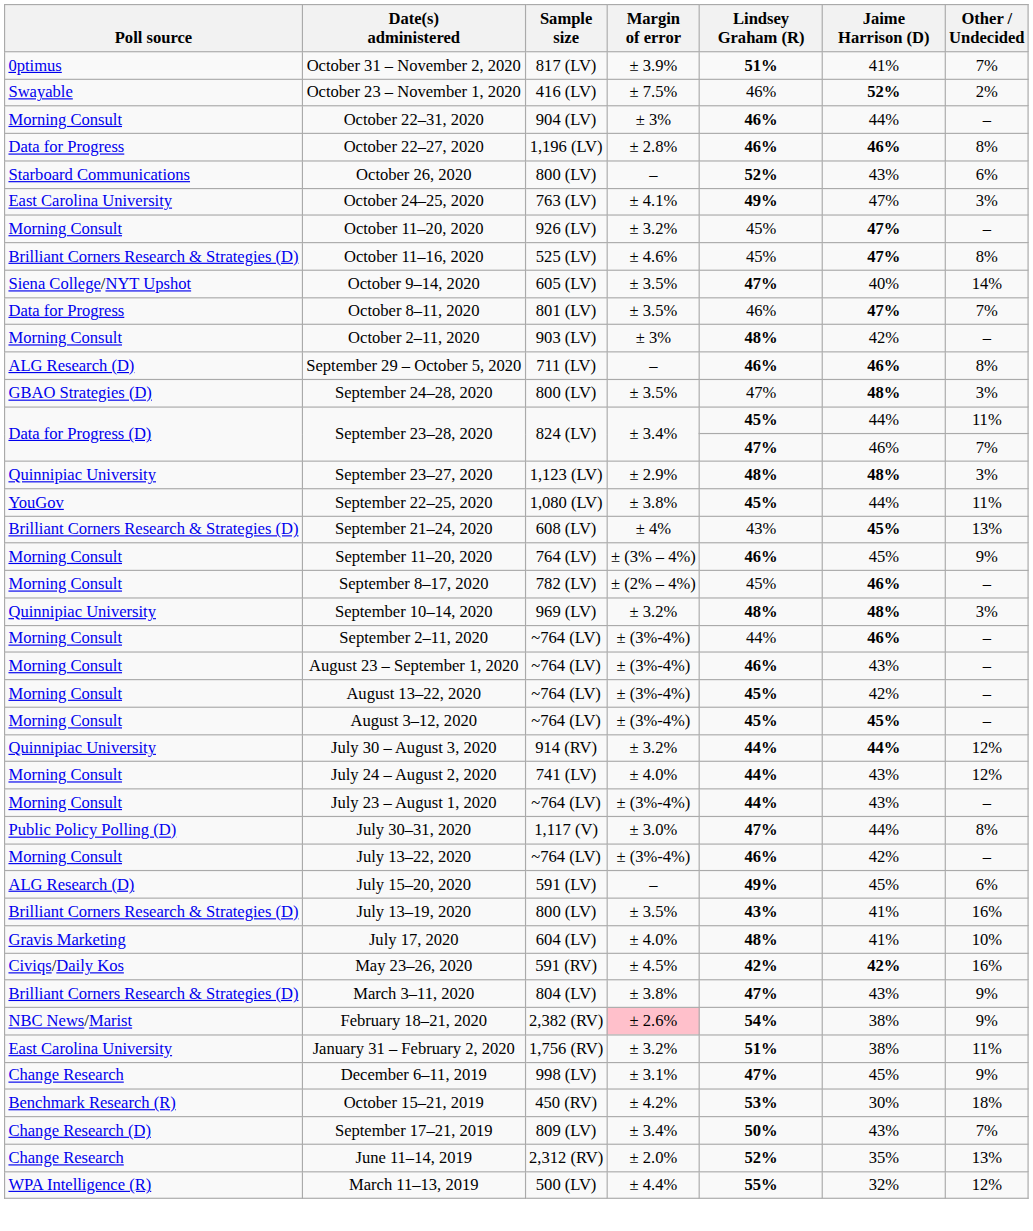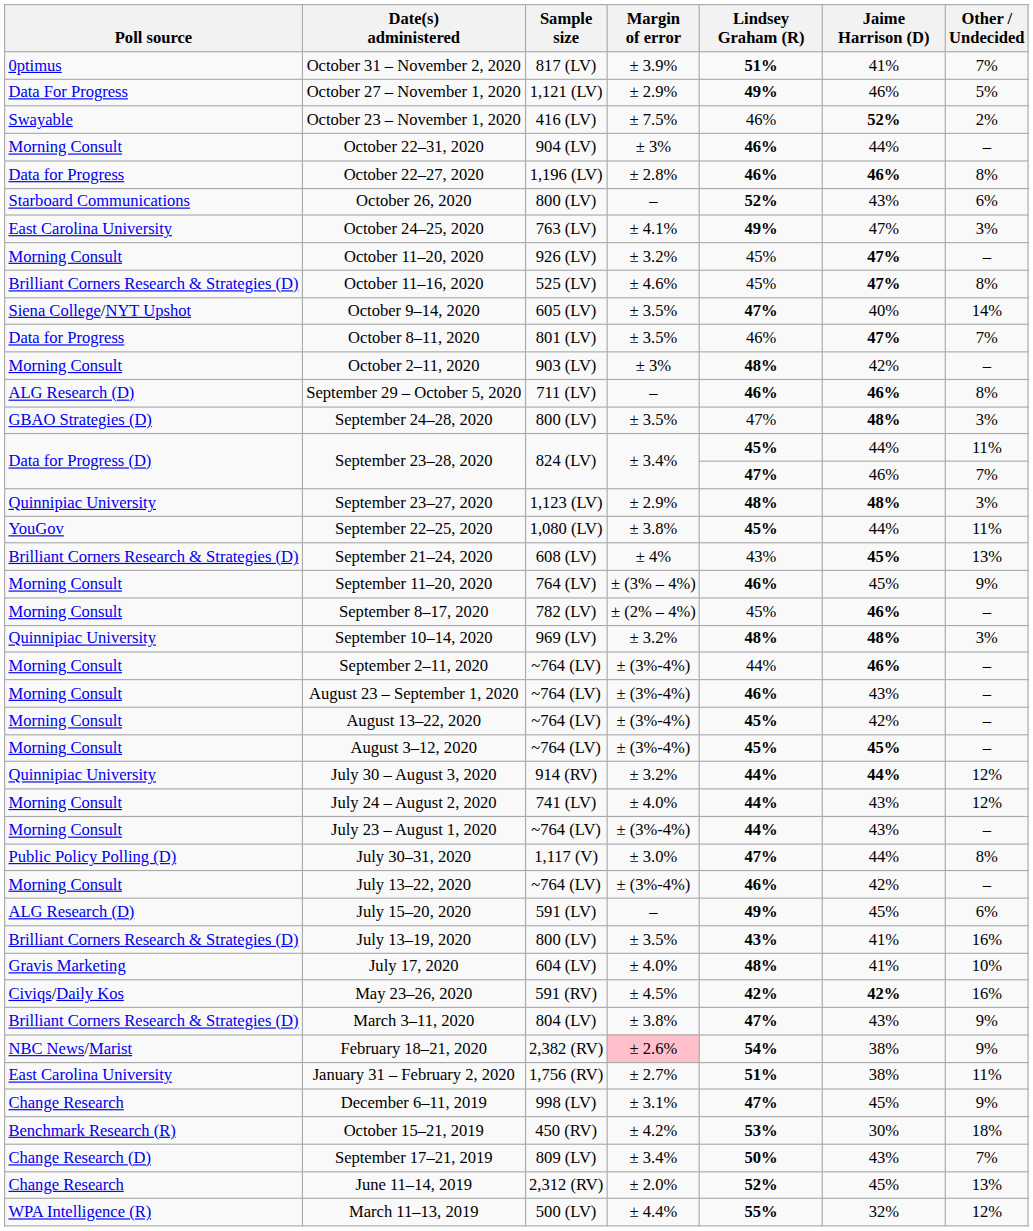+ row: (414, 92)
(653, 1048) ± 3.2% -> (653, 1075) ± 2.7%
(884, 1157) 35% -> (884, 1185) 45%
